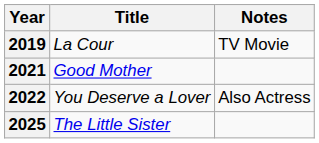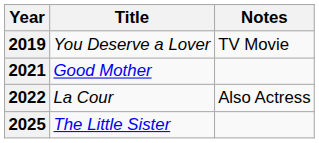(83, 44) La Cour -> (132, 44) You Deserve a Lover
(132, 97) You Deserve a Lover -> (83, 97) La Cour
